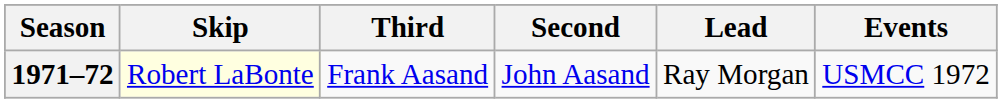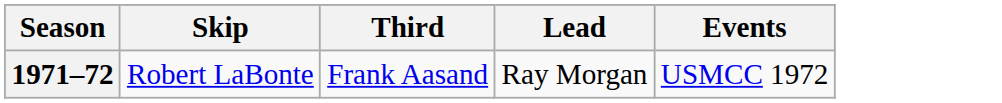- column: (576, 27)
(220, 73) lightyellow background -> (220, 73) no background
